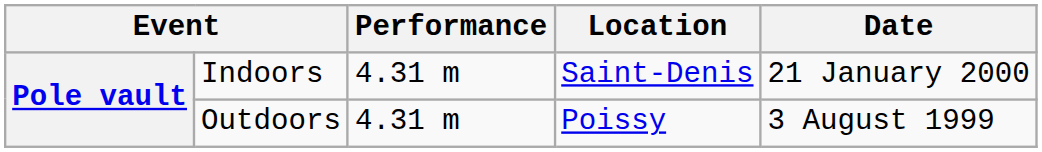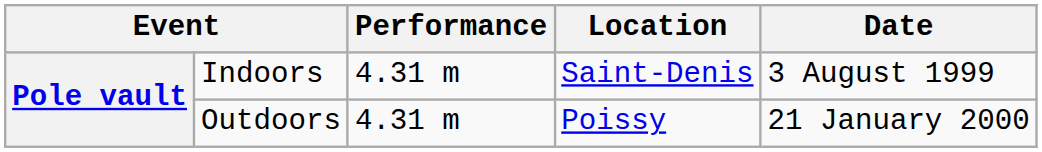(899, 76) 21 January 2000 -> (881, 76) 3 August 1999
(881, 123) 3 August 1999 -> (899, 123) 21 January 2000
